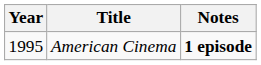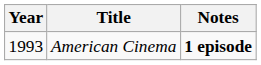(26, 45) 1995 -> (26, 45) 1993
